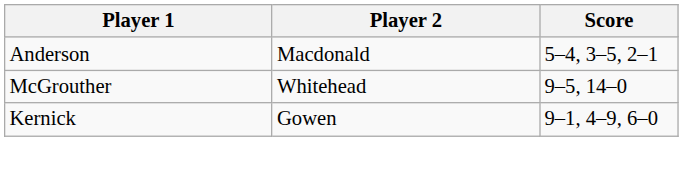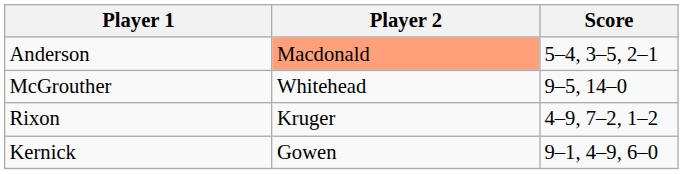(323, 53) no background -> (323, 53) lightsalmon background
+ row: (35, 119)
